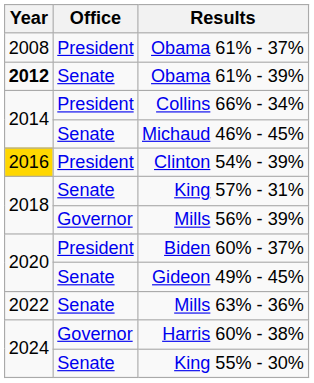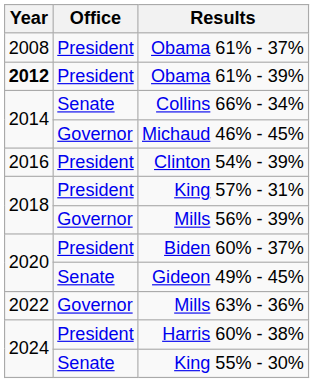(86, 76) Senate -> (95, 76) President
(95, 104) President -> (86, 104) Senate
(86, 133) Senate -> (95, 133) Governor
(29, 162) gold background -> (29, 162) no background
(86, 190) Senate -> (95, 190) President
(86, 305) Senate -> (95, 305) Governor
(95, 334) Governor -> (95, 334) President
